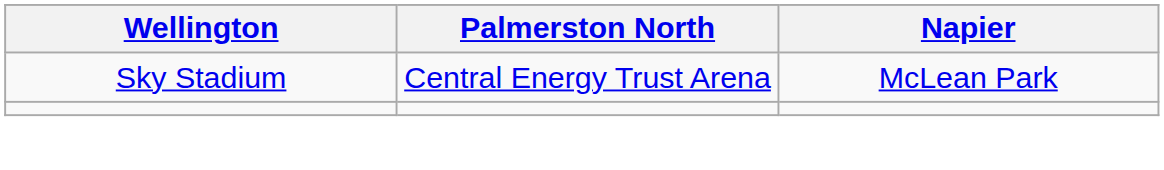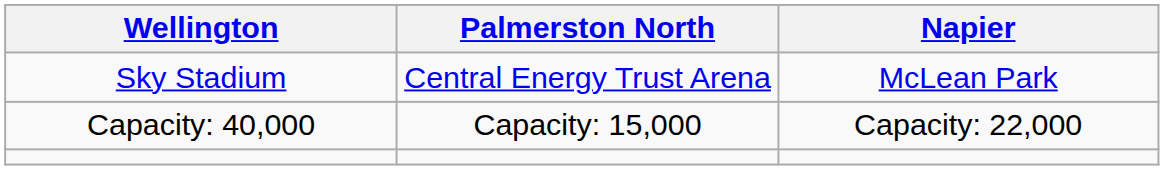+ row: (201, 125)
